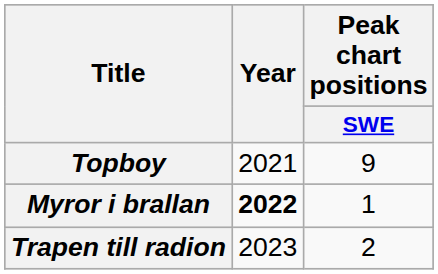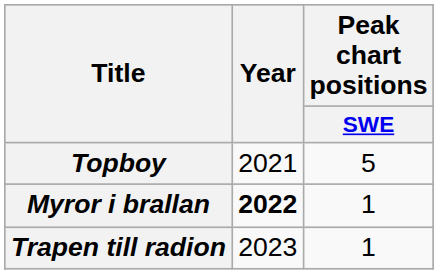(368, 163) 9 -> (368, 163) 5
(368, 247) 2 -> (368, 247) 1
